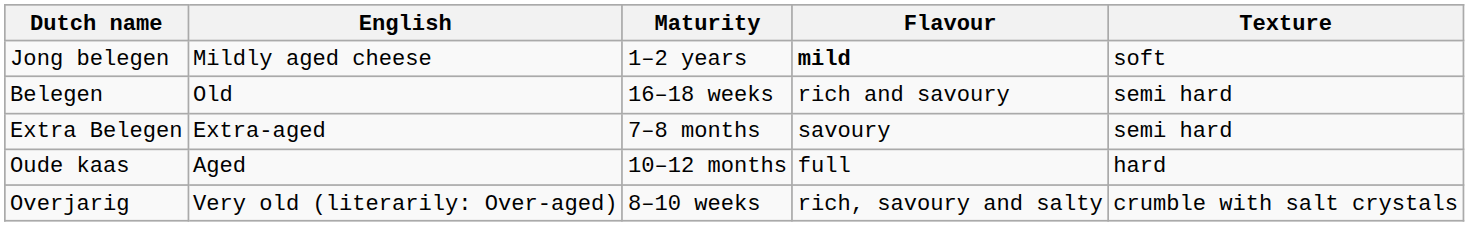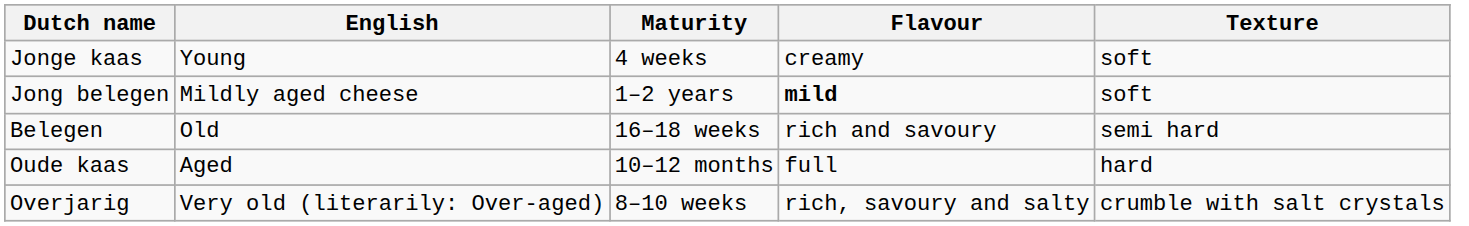+ row: (76, 59)
- row: (96, 131)
